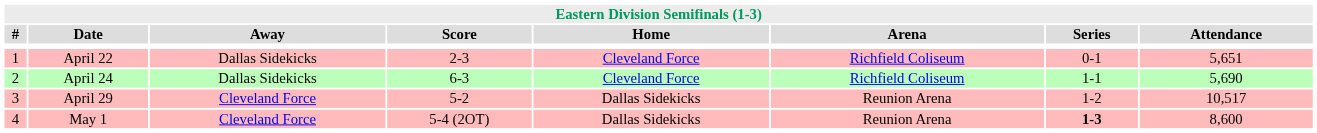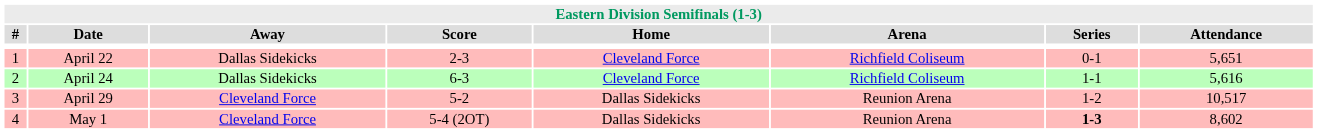(1226, 78) 5,690 -> (1226, 78) 5,616
(1226, 118) 8,600 -> (1226, 118) 8,602
